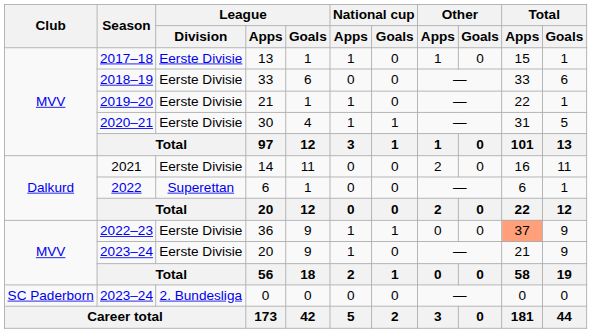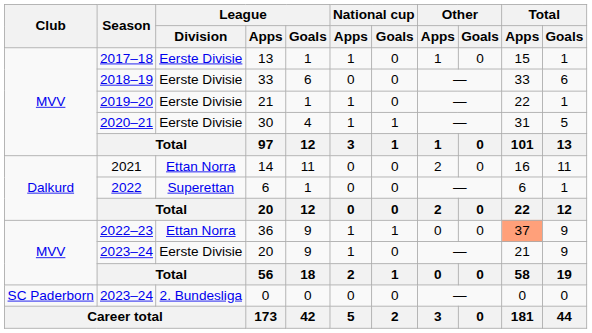(201, 166) Eerste Divisie -> (201, 166) Ettan Norra
(201, 230) Eerste Divisie -> (201, 230) Ettan Norra
